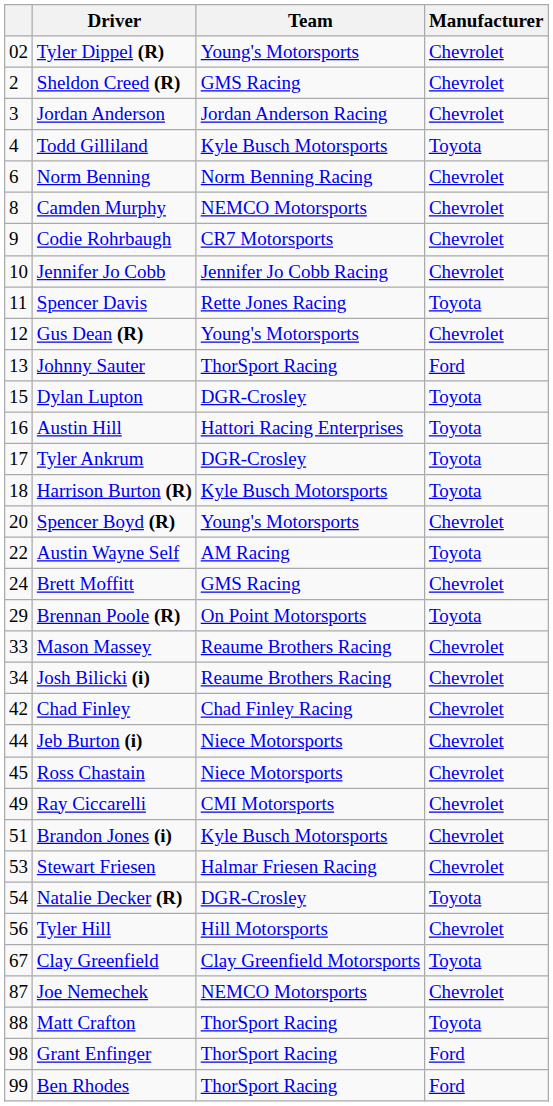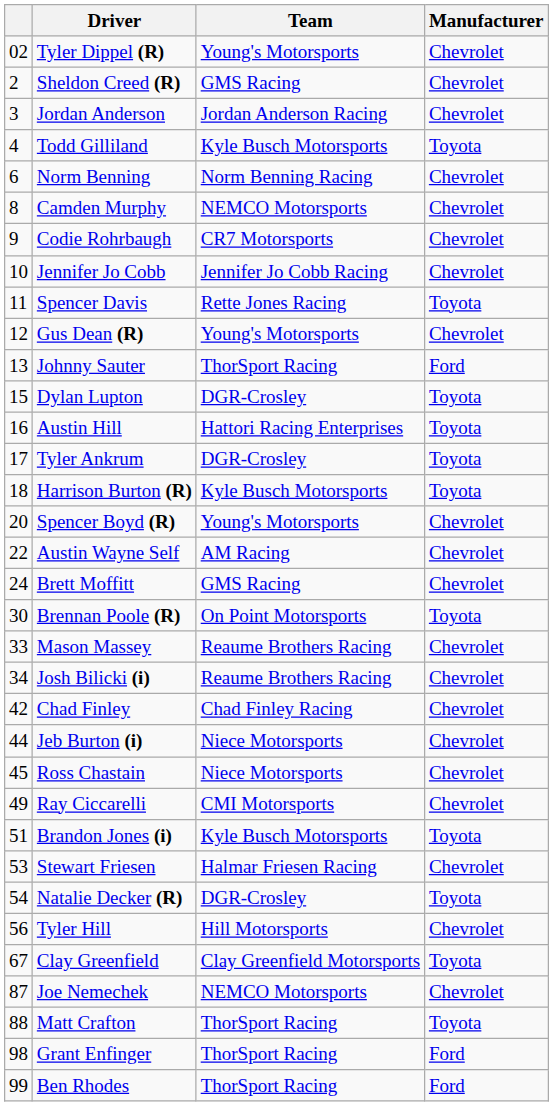(455, 552) Toyota -> (466, 552) Chevrolet
(19, 615) 29 -> (19, 615) 30
(466, 834) Chevrolet -> (455, 834) Toyota
